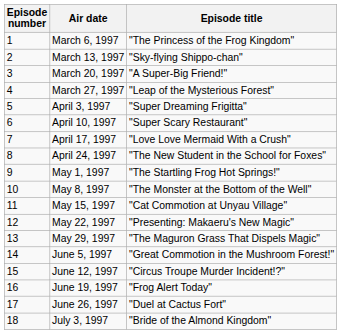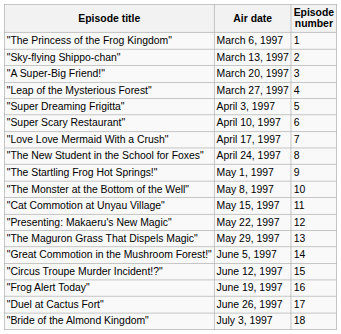columns swapped: (27, 18) <-> (232, 18)
